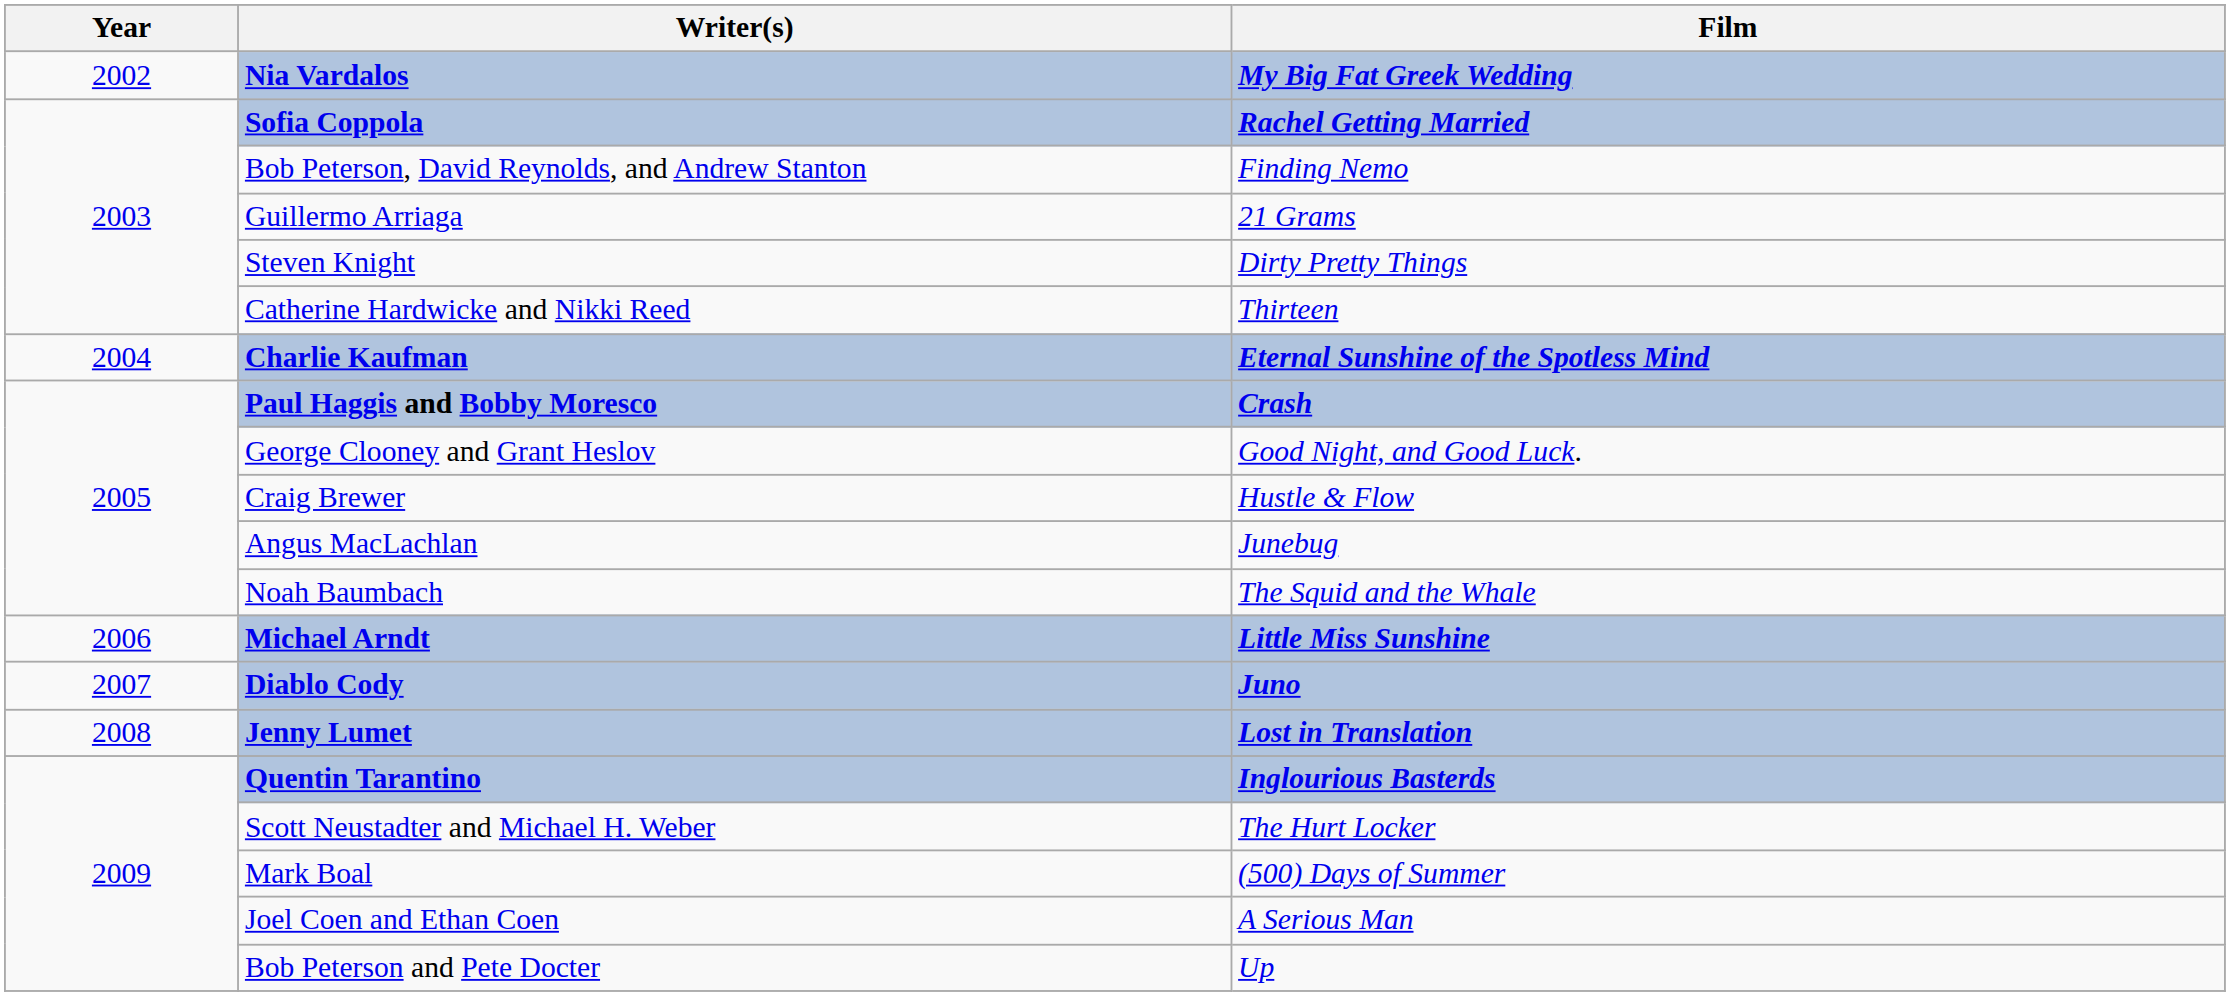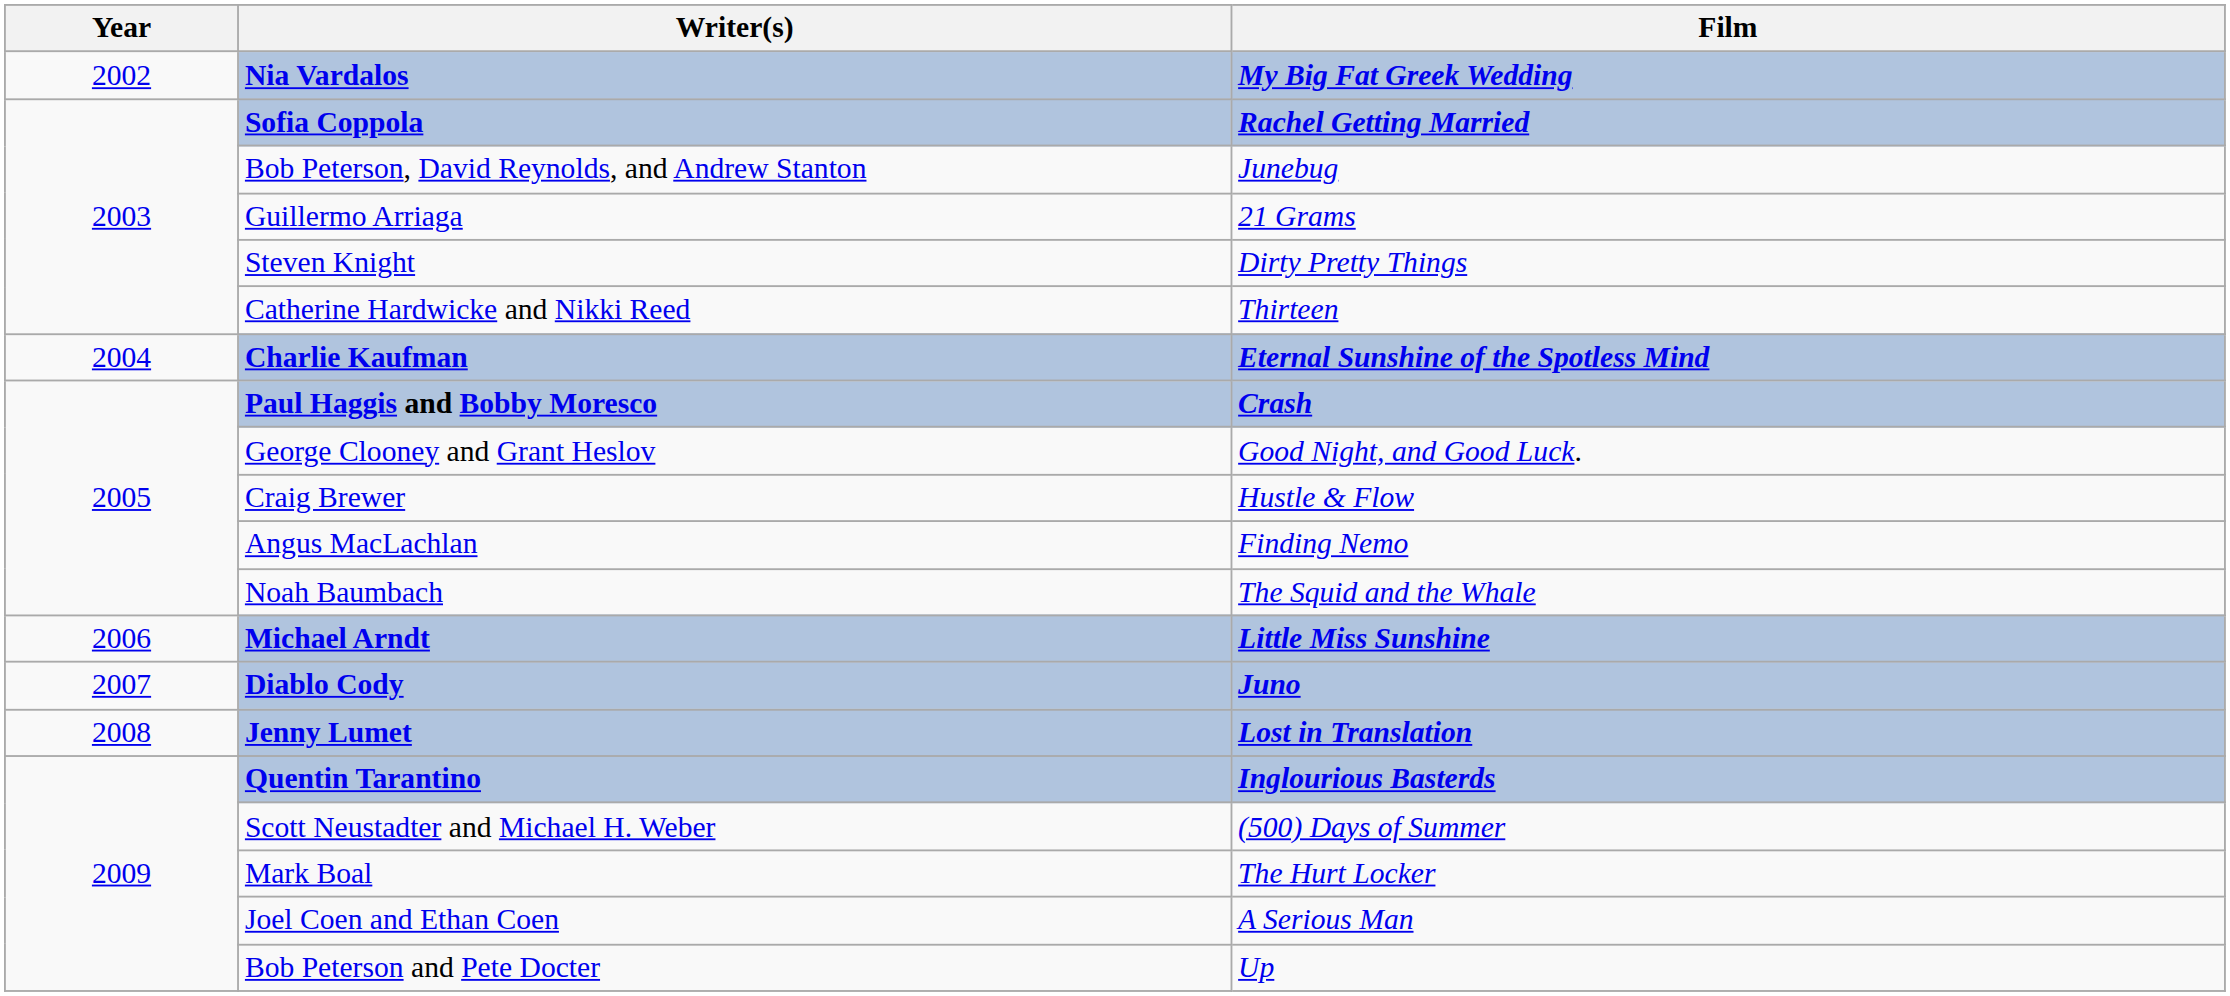(1323, 168) Finding Nemo -> (1288, 168) Junebug
(1288, 544) Junebug -> (1323, 544) Finding Nemo
(1337, 826) The Hurt Locker -> (1372, 826) (500) Days of Summer
(1372, 872) (500) Days of Summer -> (1337, 872) The Hurt Locker
